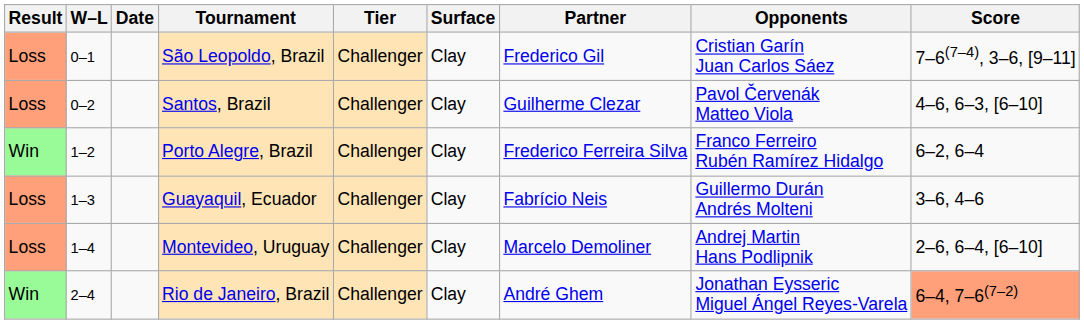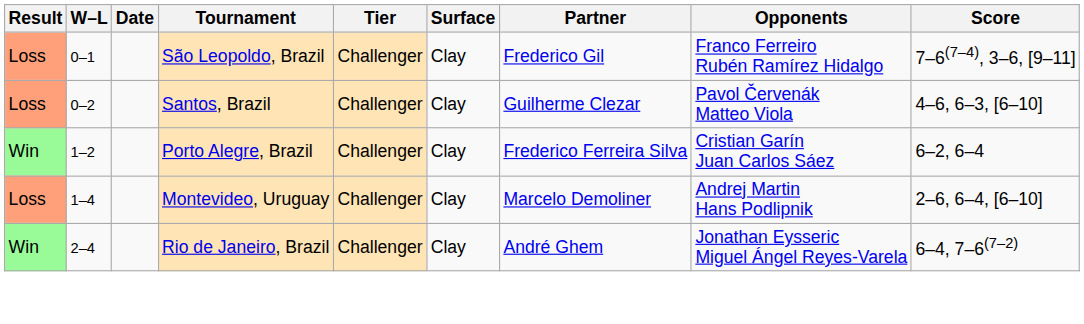(765, 56) Cristian Garín Juan Carlos Sáez -> (789, 56) Franco Ferreiro Rubén Ramírez Hidalgo
(789, 151) Franco Ferreiro Rubén Ramírez Hidalgo -> (765, 151) Cristian Garín Juan Carlos Sáez
- row: (239, 199)
(967, 294) lightsalmon background -> (967, 247) no background
